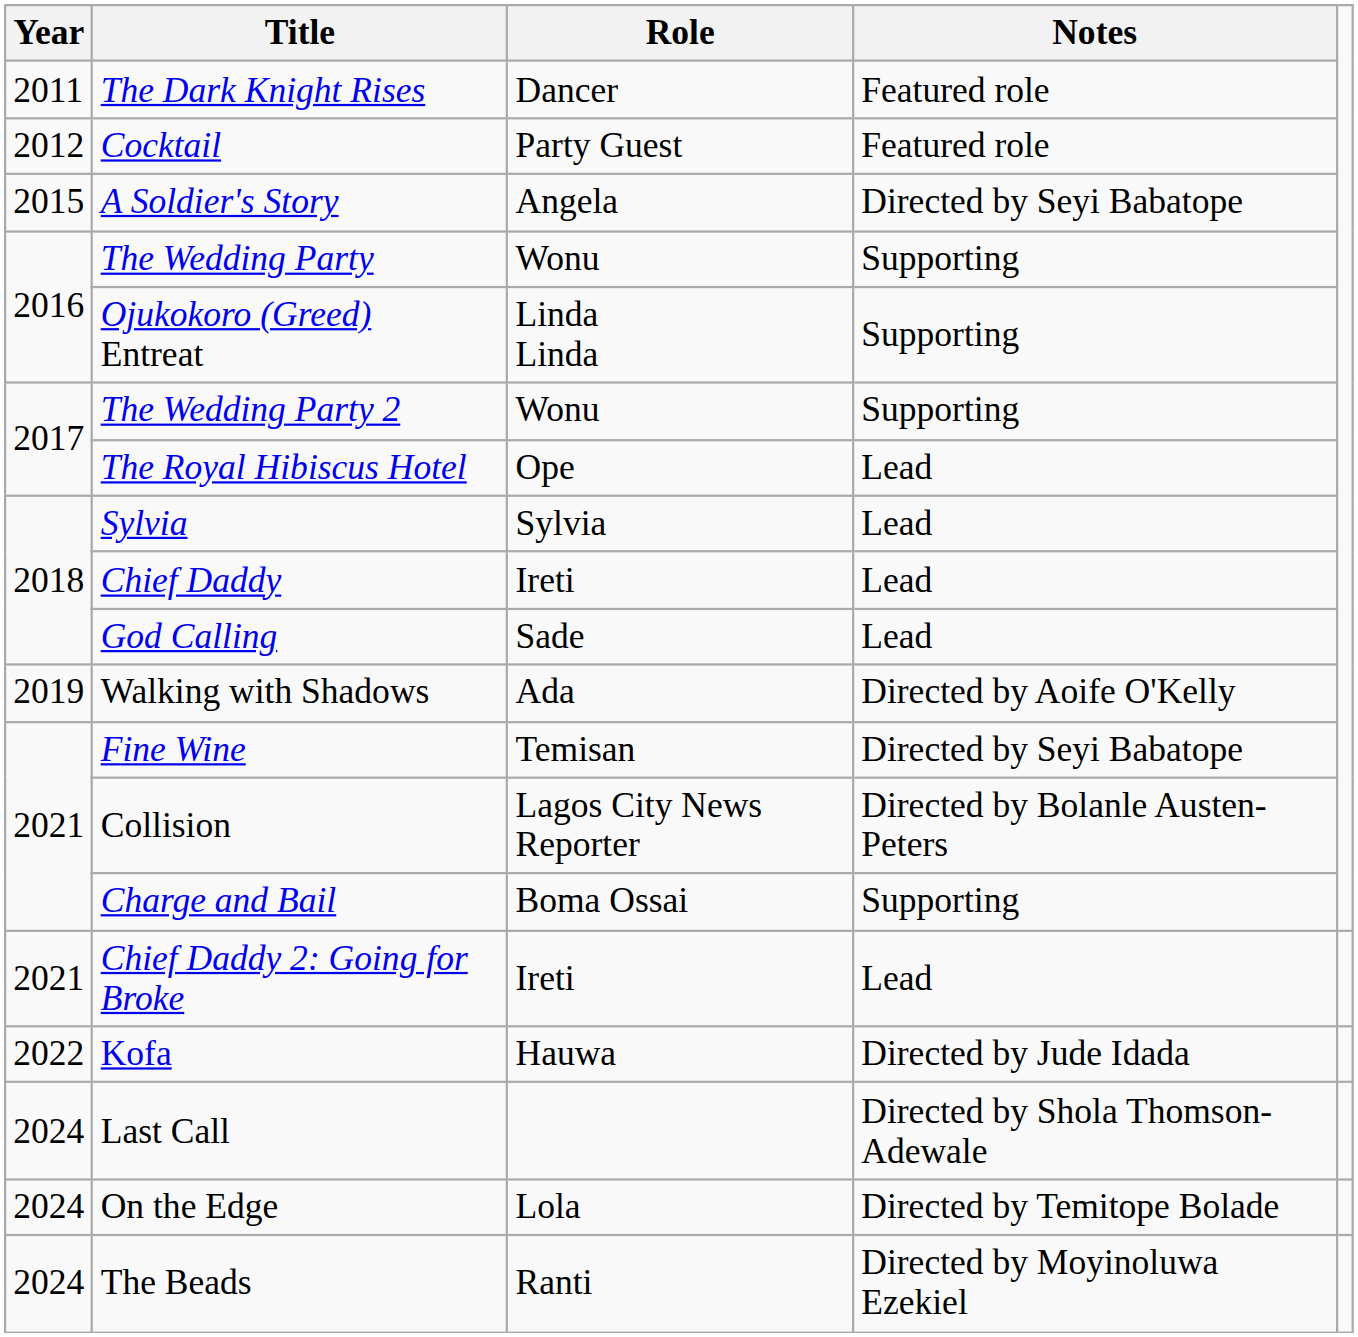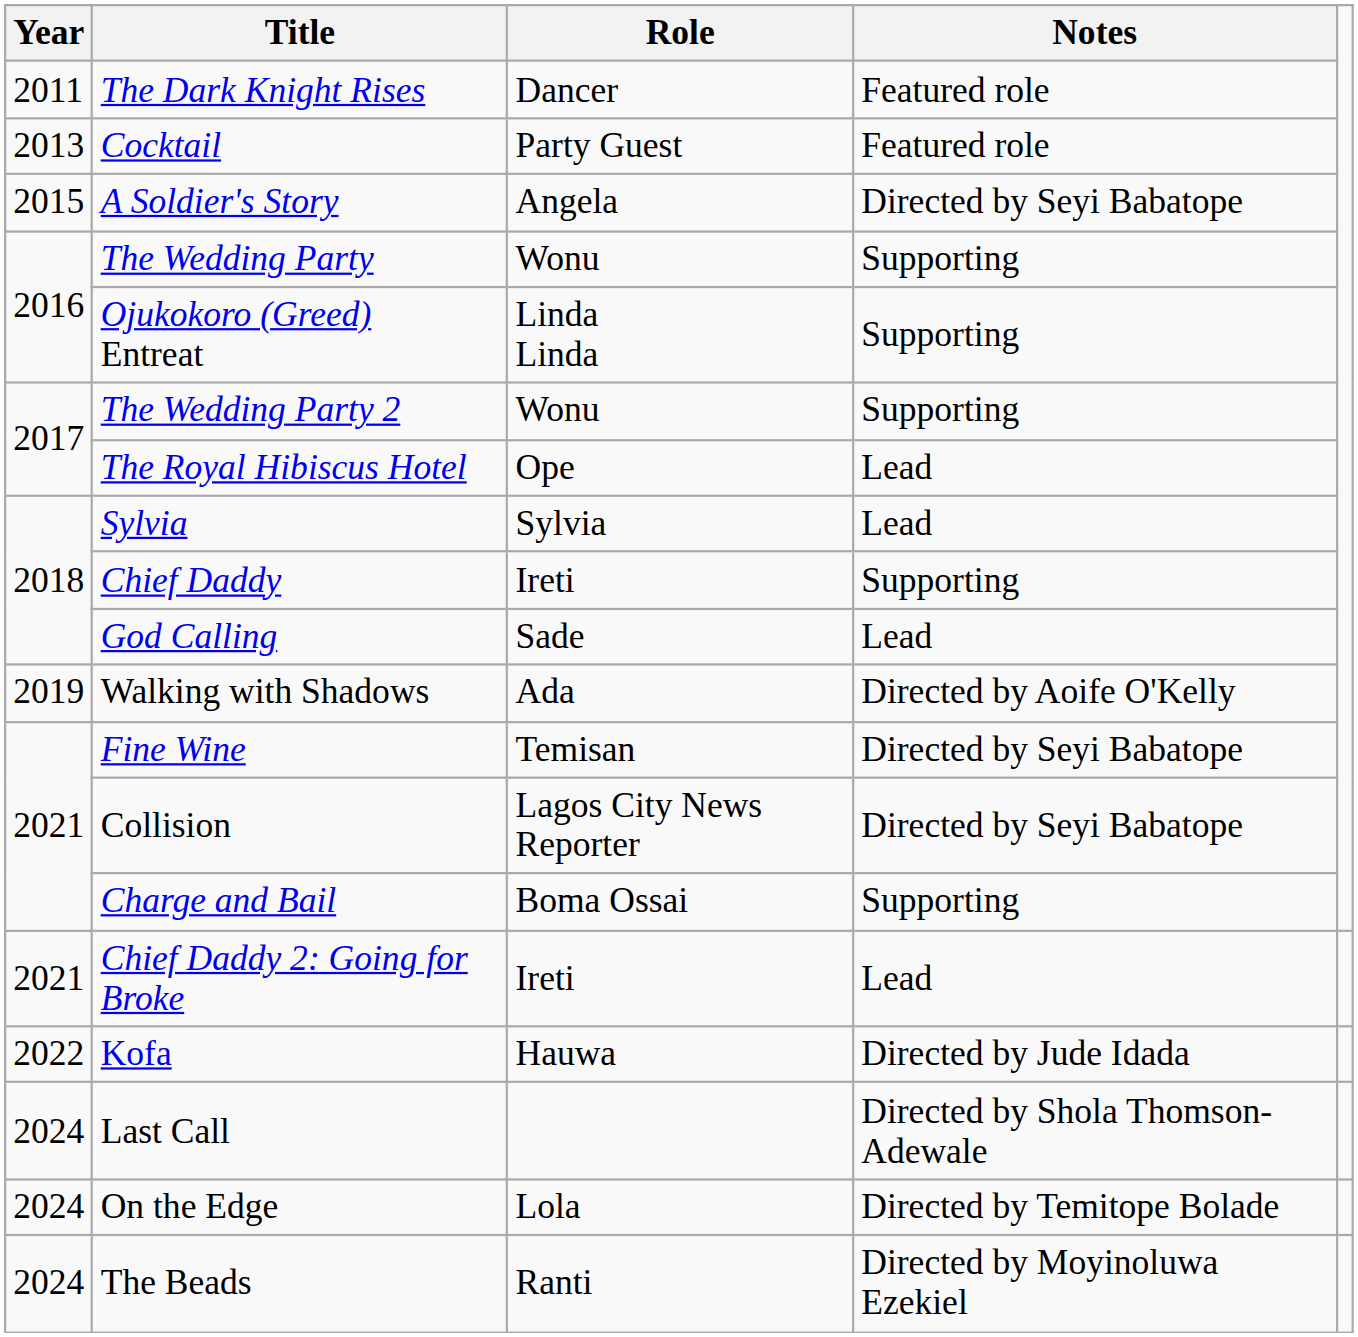(49, 145) 2012 -> (49, 145) 2013
(897, 579) Lead -> (940, 579) Supporting
(1064, 824) Directed by Bolanle Austen-Peters -> (1052, 824) Directed by Seyi Babatope
